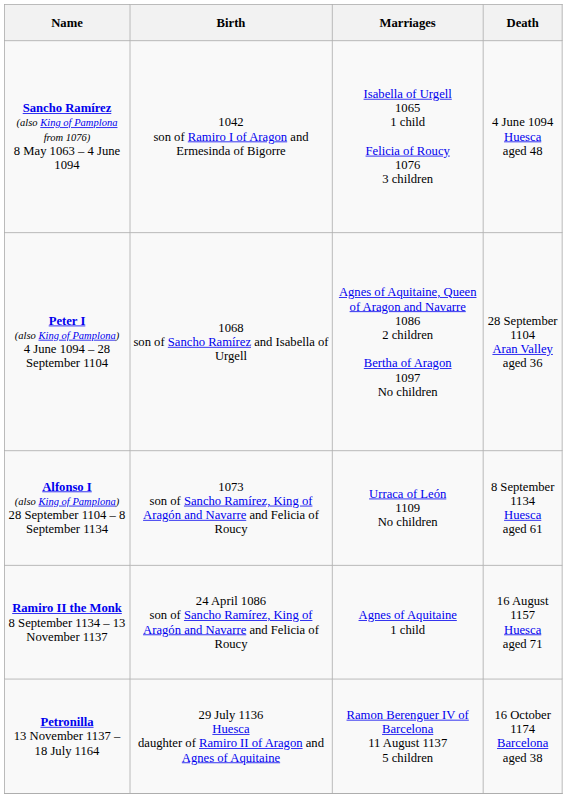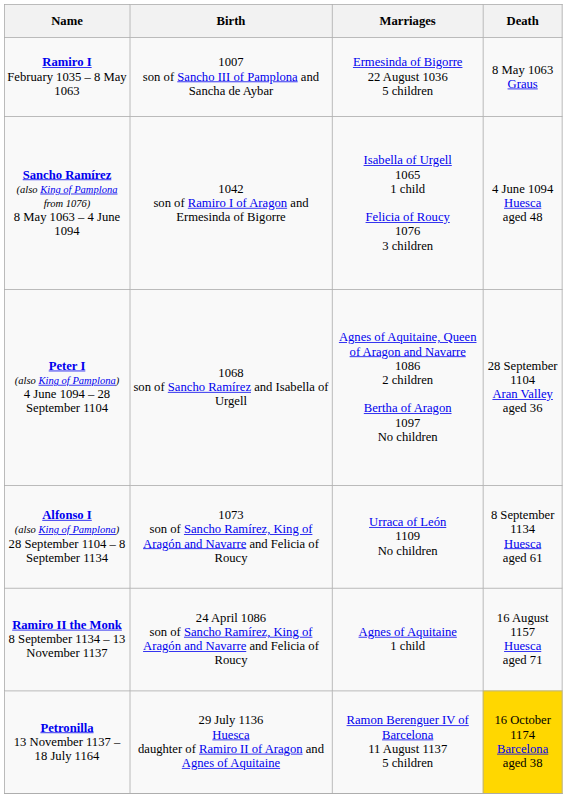+ row: (67, 77)
(523, 736) no background -> (523, 742) gold background
